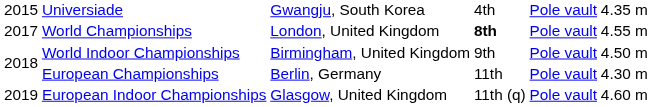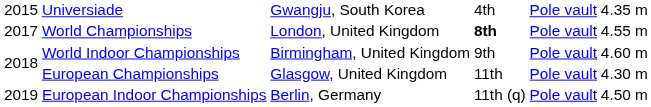(624, 52) 4.50 m -> (624, 52) 4.60 m
(326, 73) Berlin, Germany -> (359, 73) Glasgow, United Kingdom
(359, 95) Glasgow, United Kingdom -> (326, 95) Berlin, Germany
(624, 95) 4.60 m -> (624, 95) 4.50 m
